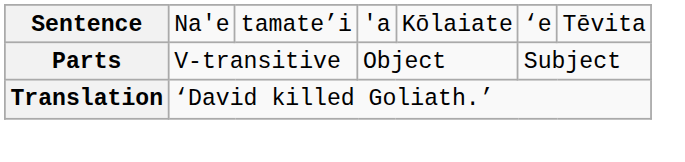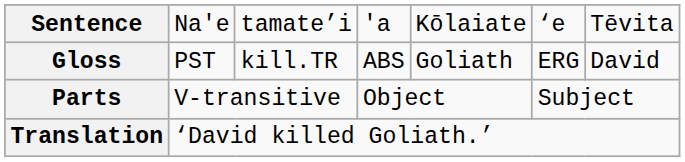+ row: (87, 61)
